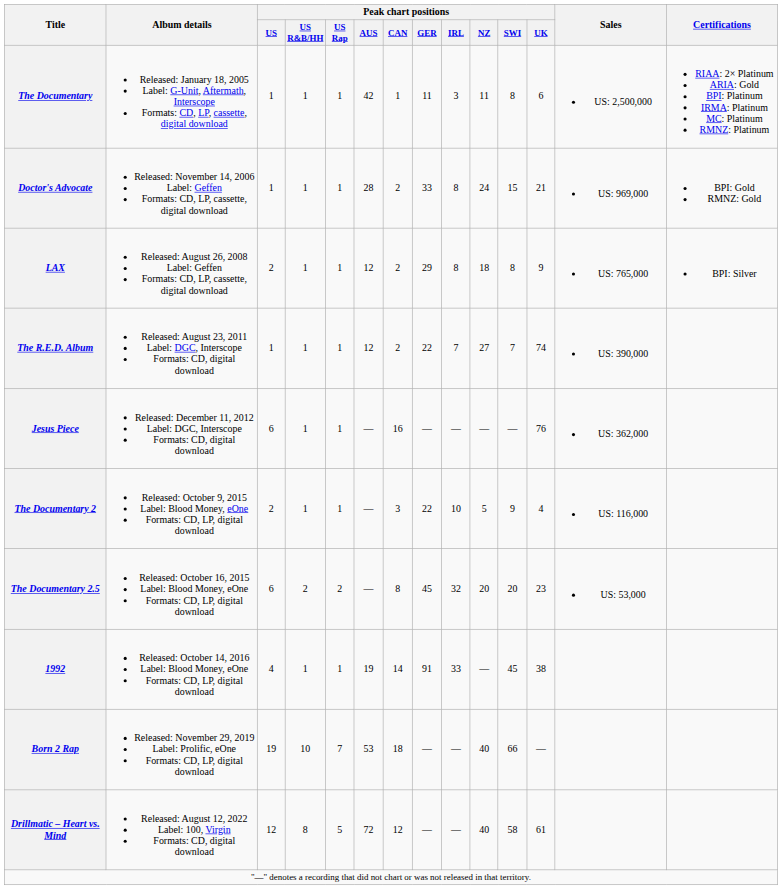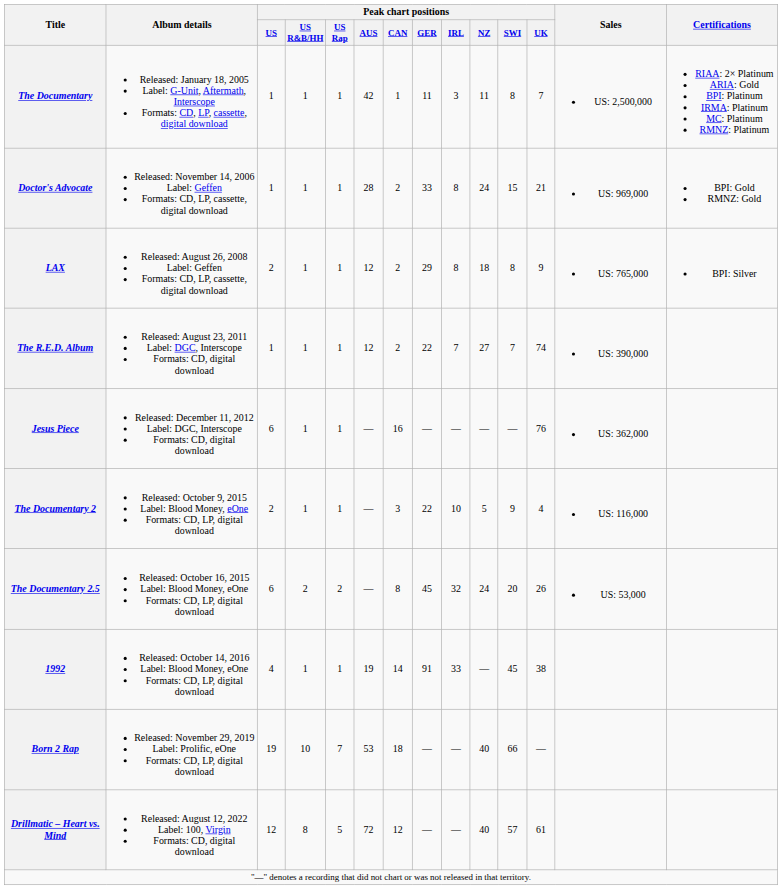(541, 96) 6 -> (541, 96) 7
(484, 589) 20 -> (484, 589) 24
(541, 589) 23 -> (541, 589) 26
(512, 829) 58 -> (512, 829) 57
